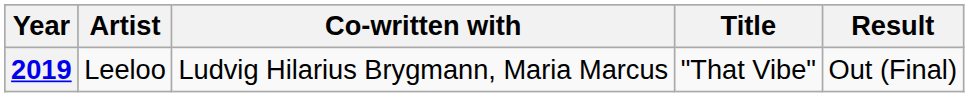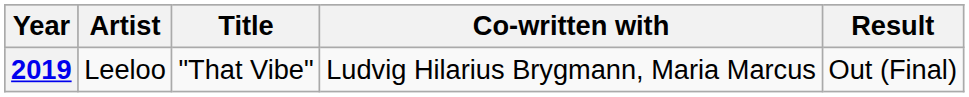columns swapped: (748, 26) <-> (423, 26)
